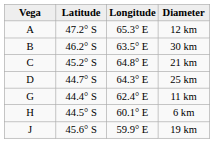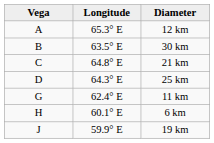- column: (81, 12)
